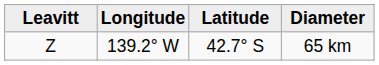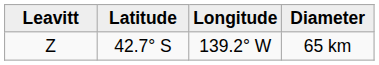columns swapped: (235, 18) <-> (143, 18)
